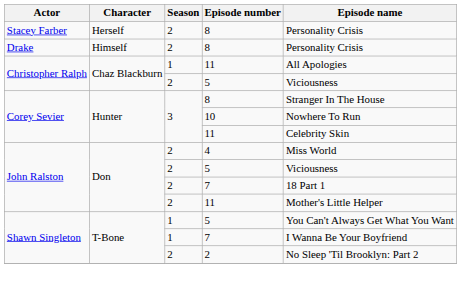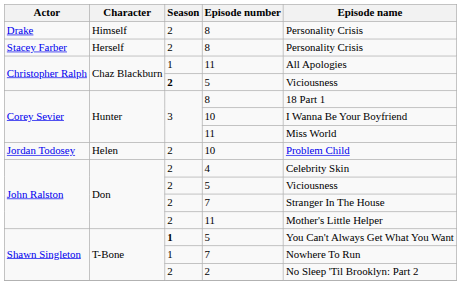rows swapped: (37, 30) <-> (20, 47)
(170, 82) normal -> (170, 82) bold
(335, 99) Stranger In The House -> (306, 99) 18 Part 1
(323, 116) Nowhere To Run -> (347, 116) I Wanna Be Your Boyfriend
(317, 133) Celebrity Skin -> (311, 133) Miss World
+ row: (41, 151)
(311, 151) Miss World -> (317, 168) Celebrity Skin
(306, 185) 18 Part 1 -> (335, 202) Stranger In The House
(170, 220) normal -> (170, 237) bold
(347, 237) I Wanna Be Your Boyfriend -> (323, 254) Nowhere To Run
